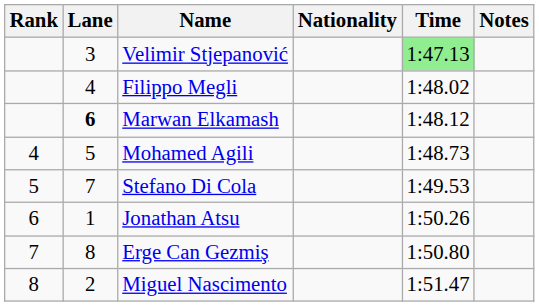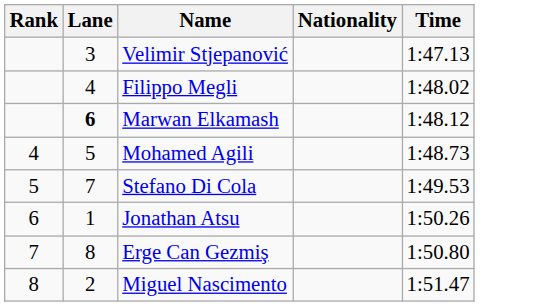- column: (504, 20)
(438, 53) lightgreen background -> (438, 53) no background
